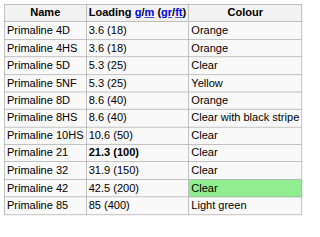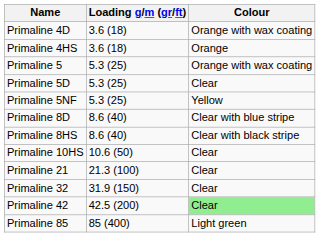(210, 30) Orange -> (252, 30) Orange with wax coating
+ row: (35, 65)
(210, 100) Orange -> (243, 118) Clear with blue stripe
(114, 153) bold -> (114, 170) normal
